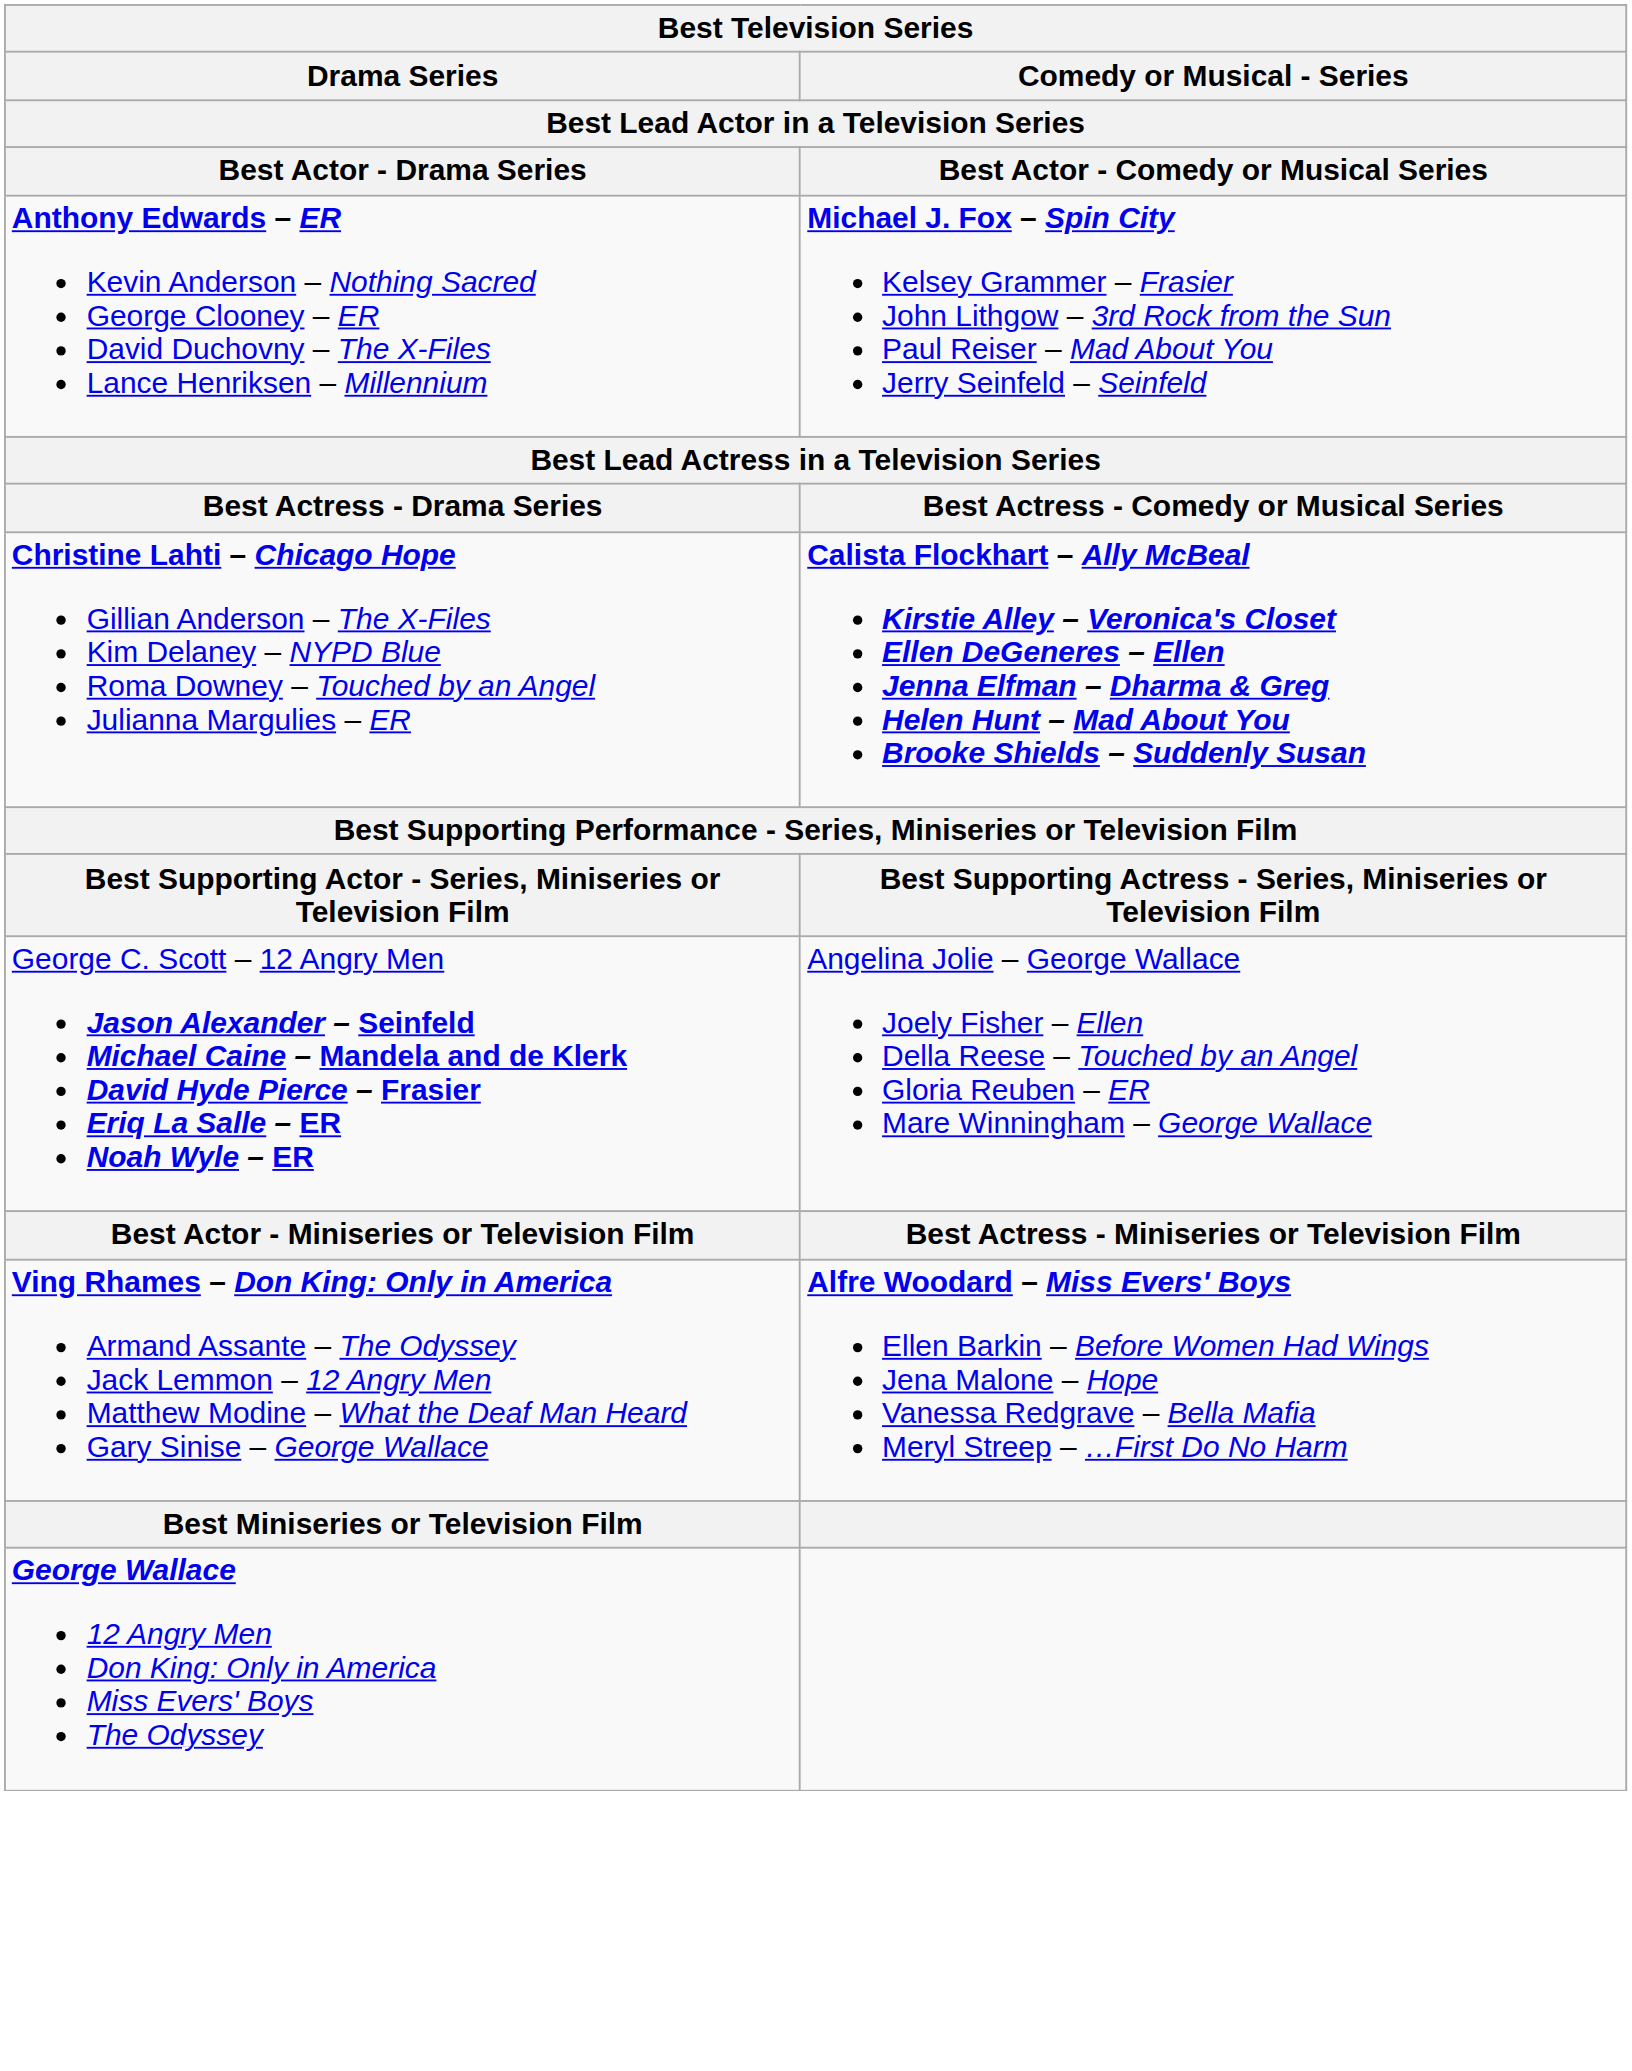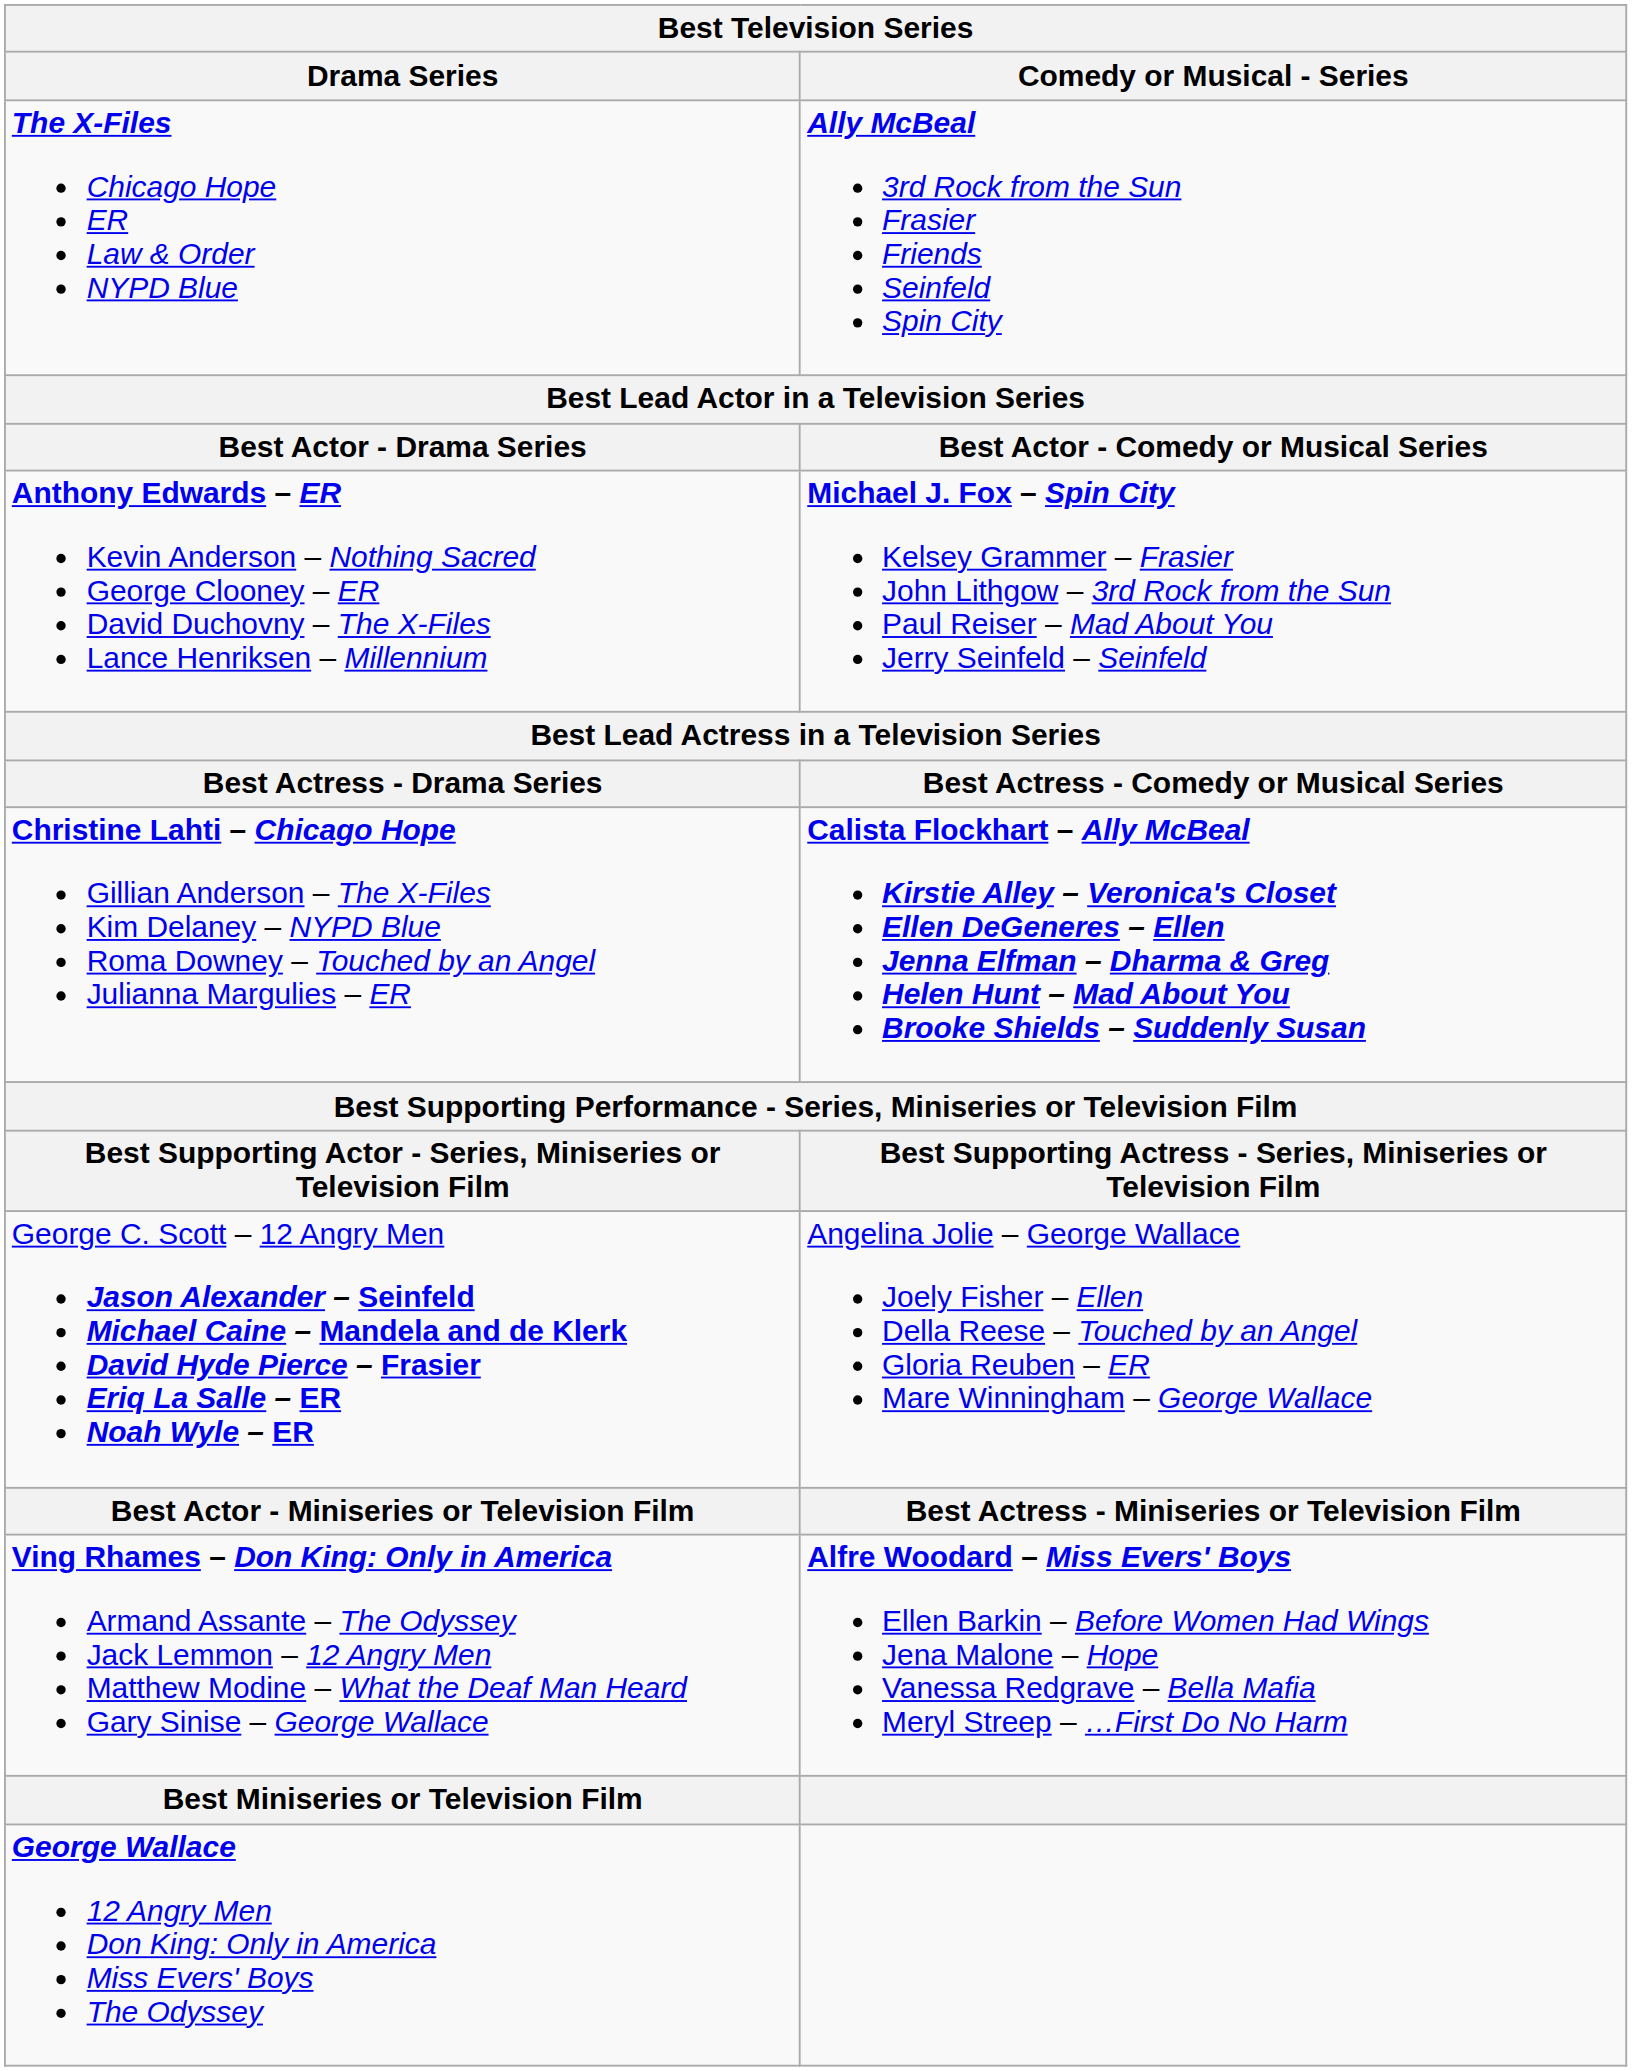+ row: (403, 206)
